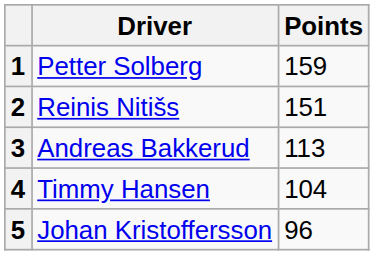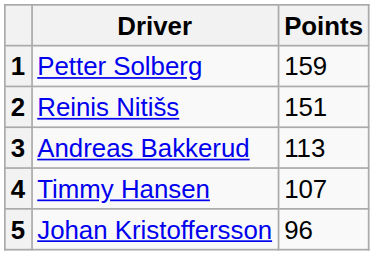(306, 189) 104 -> (306, 189) 107
